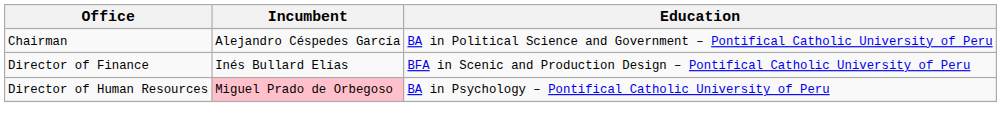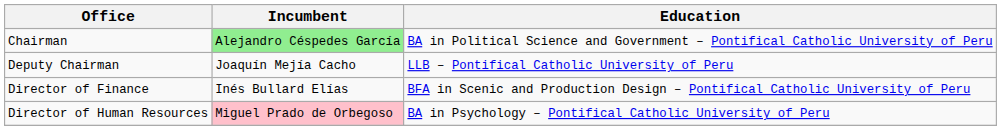(308, 41) no background -> (308, 41) lightgreen background
+ row: (64, 66)
